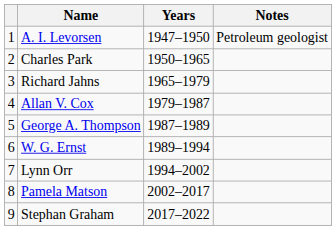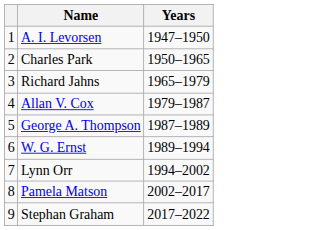- column: (272, 15)
